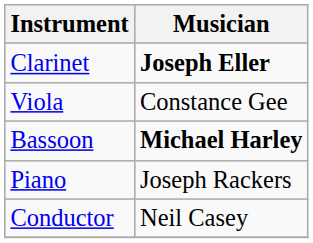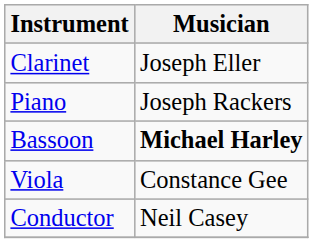(205, 62) bold -> (200, 62) normal
rows swapped: (37, 101) <-> (38, 179)
